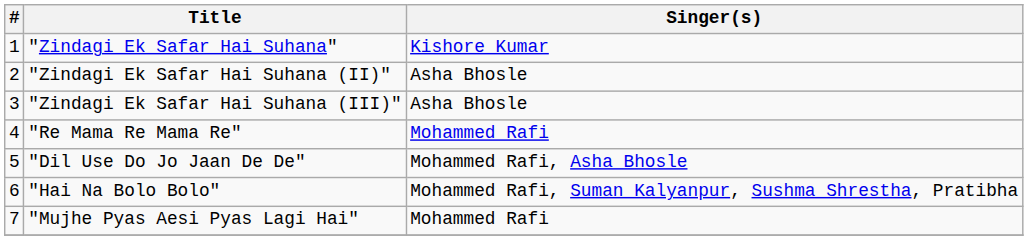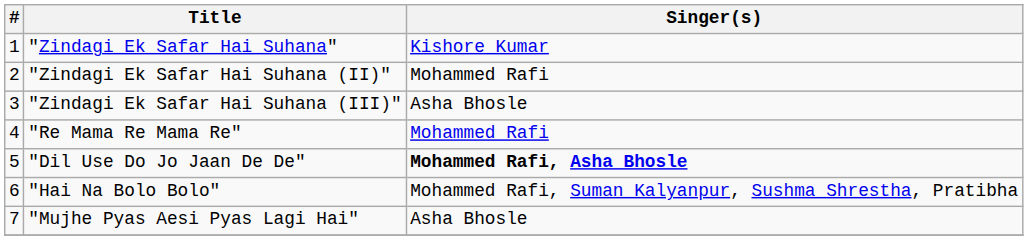(469, 77) Asha Bhosle -> (479, 77) Mohammed Rafi
(549, 163) normal -> (549, 163) bold
(479, 220) Mohammed Rafi -> (469, 220) Asha Bhosle
